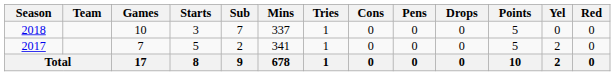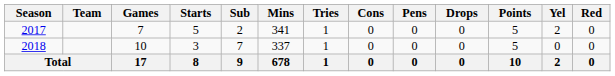rows swapped: (34, 46) <-> (34, 29)
